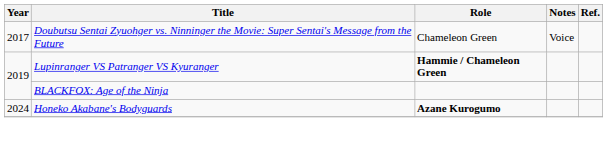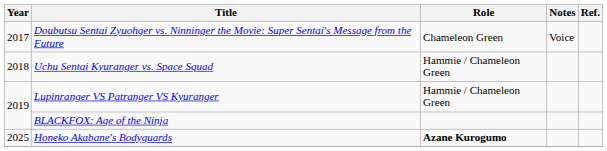+ row: (124, 66)
(468, 66) bold -> (472, 96) normal
(18, 108) 2024 -> (18, 138) 2025
